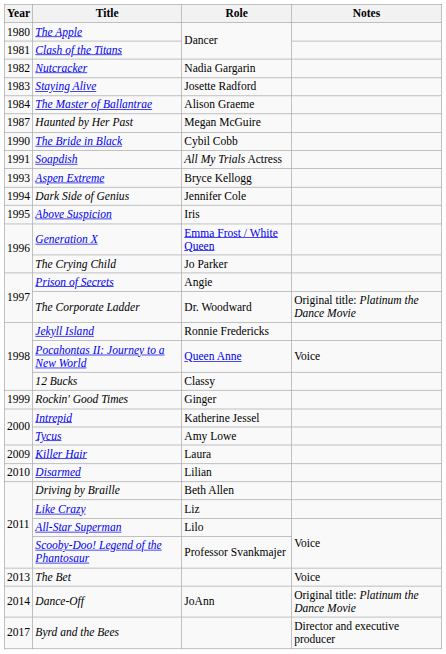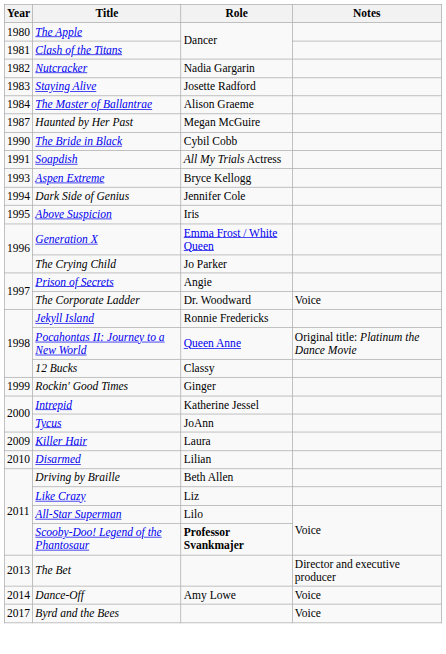(356, 307) Original title: Platinum the Dance Movie -> (308, 300) Voice
(307, 356) Voice -> (357, 343) Original title: Platinum the Dance Movie
(210, 436) Amy Lowe -> (199, 423) JoAnn
(235, 552) normal -> (214, 539) bold
(307, 577) Voice -> (347, 570) Director and executive producer
(199, 601) JoAnn -> (210, 595) Amy Lowe
(356, 601) Original title: Platinum the Dance Movie -> (308, 595) Voice
(347, 633) Director and executive producer -> (308, 613) Voice
